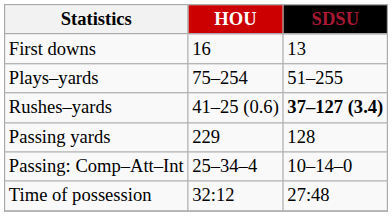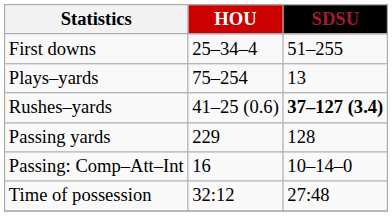(201, 48) 16 -> (225, 48) 25–34–4
(297, 48) 13 -> (315, 48) 51–255
(315, 78) 51–255 -> (297, 78) 13
(225, 166) 25–34–4 -> (201, 166) 16
